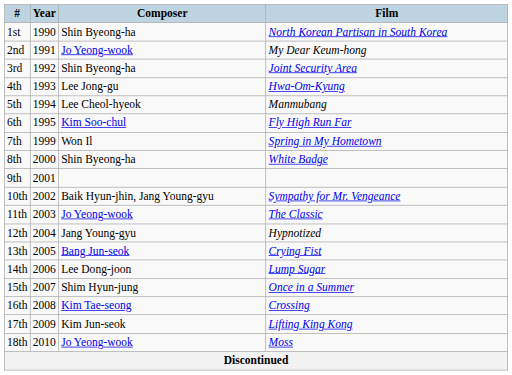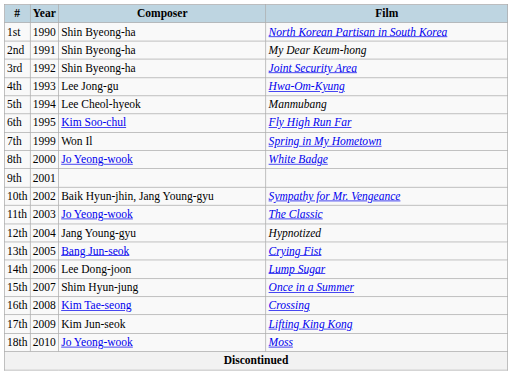(97, 50) Jo Yeong-wook -> (98, 50) Shin Byeong-ha
(98, 159) Shin Byeong-ha -> (97, 159) Jo Yeong-wook
